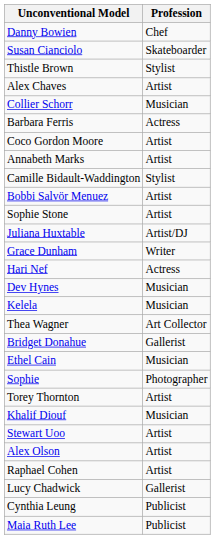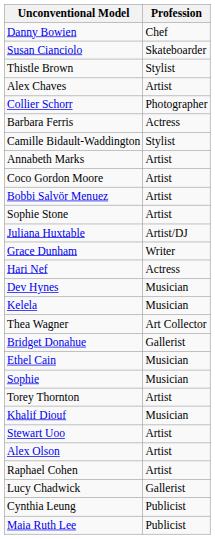(167, 104) Musician -> (176, 104) Photographer
rows swapped: (74, 178) <-> (55, 141)
(176, 379) Photographer -> (167, 379) Musician
